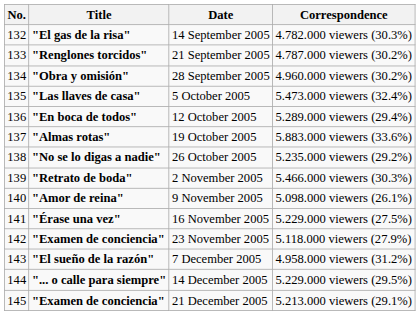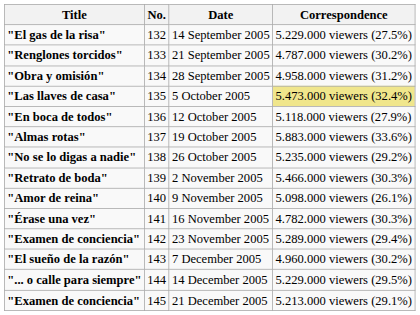columns swapped: (17, 14) <-> (99, 14)
(344, 34) 4.782.000 viewers (30.3%) -> (344, 34) 5.229.000 viewers (27.5%)
(344, 75) 4.960.000 viewers (30.2%) -> (344, 75) 4.958.000 viewers (31.2%)
(344, 95) no background -> (344, 95) khaki background
(344, 116) 5.289.000 viewers (29.4%) -> (344, 116) 5.118.000 viewers (27.9%)
(344, 218) 5.229.000 viewers (27.5%) -> (344, 218) 4.782.000 viewers (30.3%)
(344, 238) 5.118.000 viewers (27.9%) -> (344, 238) 5.289.000 viewers (29.4%)
(344, 259) 4.958.000 viewers (31.2%) -> (344, 259) 4.960.000 viewers (30.2%)
